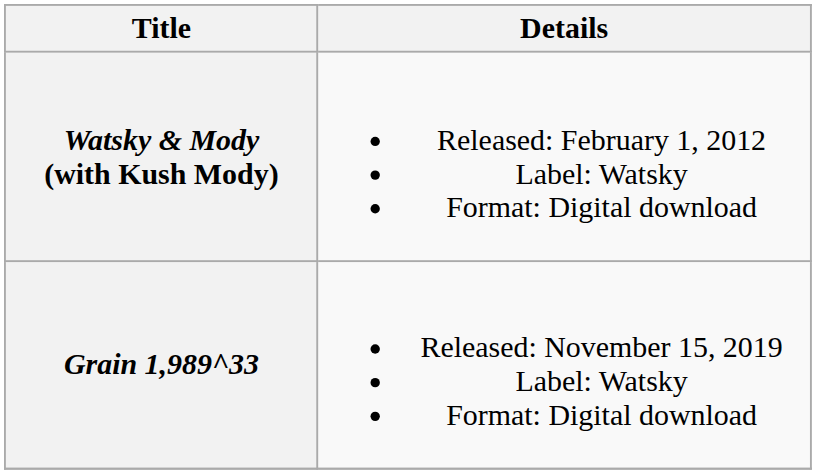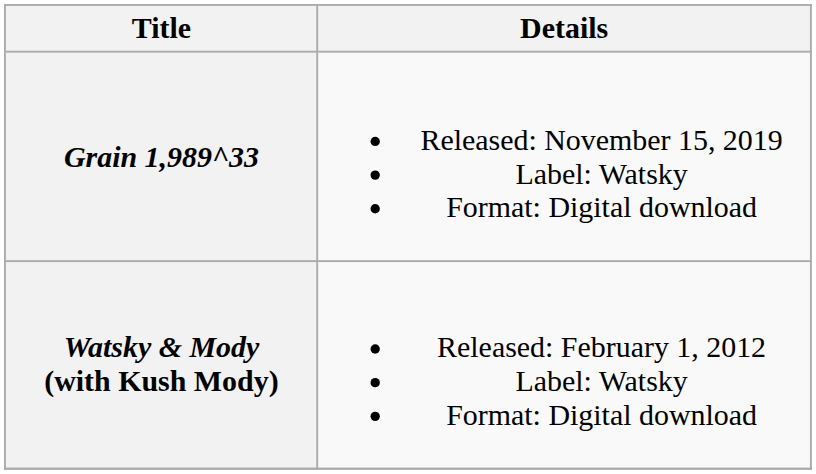rows swapped: (161, 156) <-> (161, 364)
